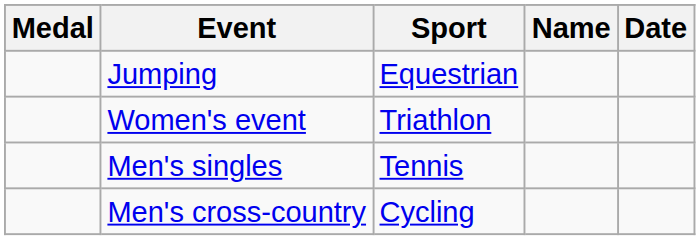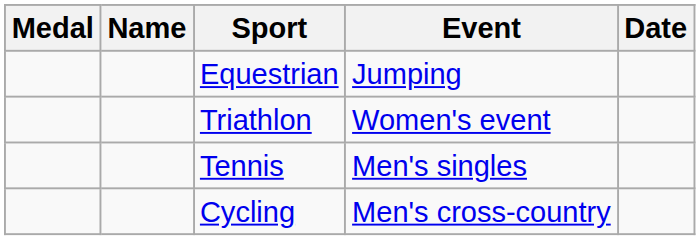columns swapped: (571, 28) <-> (237, 28)
